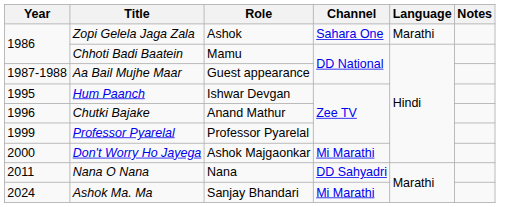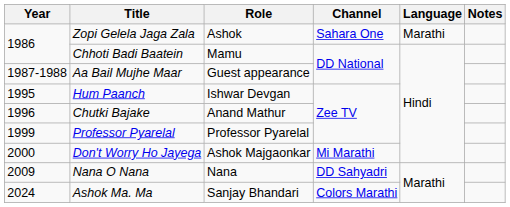(21, 172) 2011 -> (21, 172) 2009
(345, 192) Mi Marathi -> (357, 192) Colors Marathi
